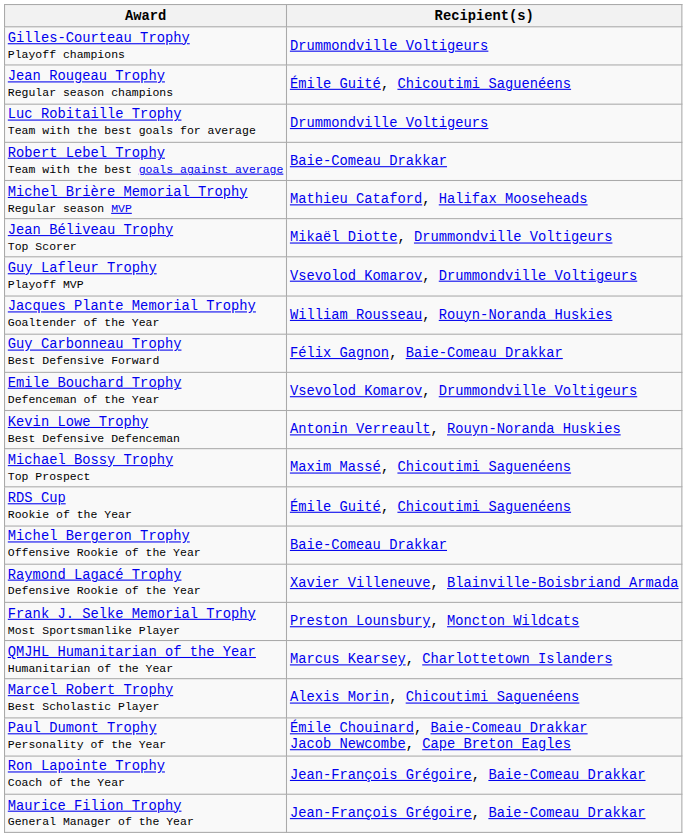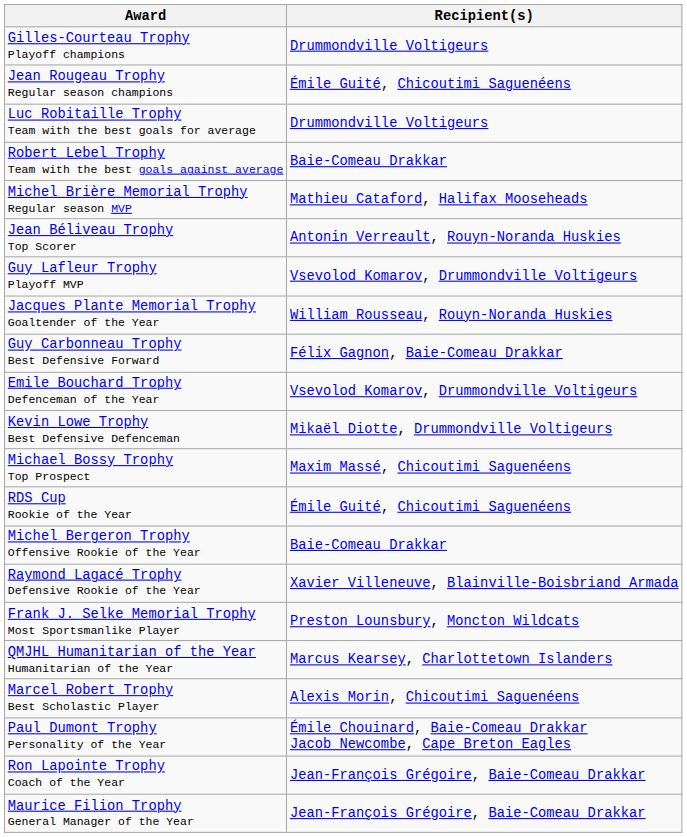(451, 238) Mikaël Diotte, Drummondville Voltigeurs -> (455, 238) Antonin Verreault, Rouyn-Noranda Huskies
(455, 430) Antonin Verreault, Rouyn-Noranda Huskies -> (451, 430) Mikaël Diotte, Drummondville Voltigeurs
